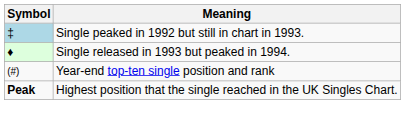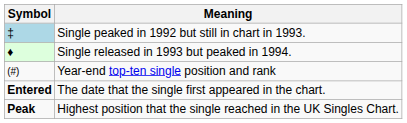+ row: (191, 90)
